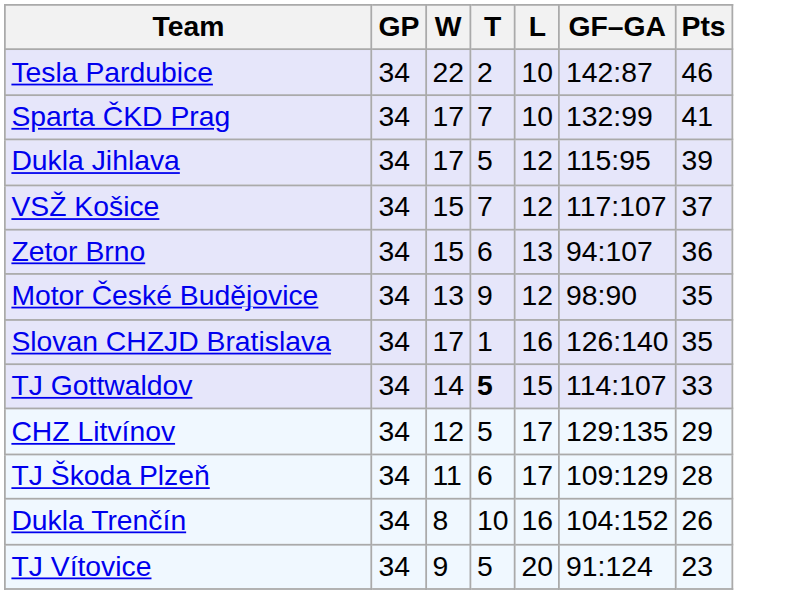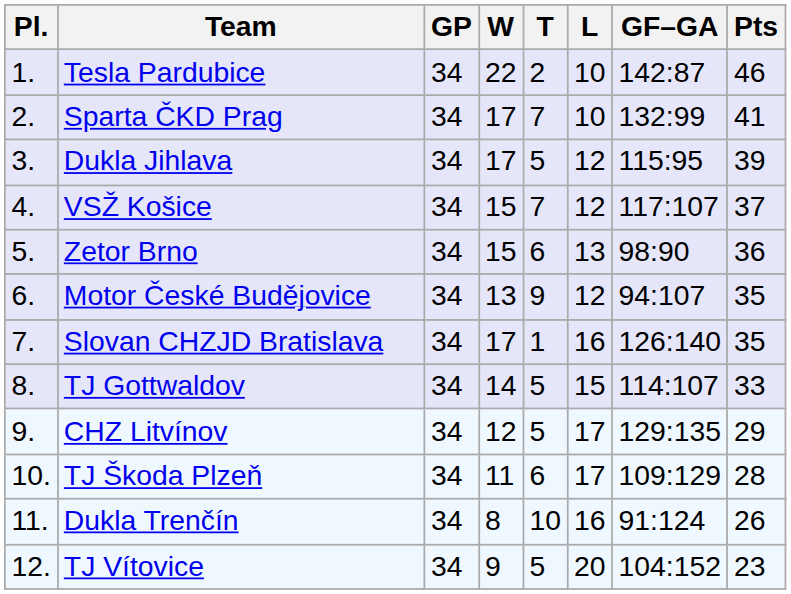+ column: (31, 26)
(609, 251) 94:107 -> (654, 251) 98:90
(602, 296) 98:90 -> (662, 296) 94:107
(485, 386) bold -> (537, 386) normal
(617, 521) 104:152 -> (662, 521) 91:124
(609, 565) 91:124 -> (670, 565) 104:152
